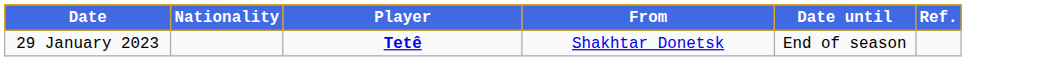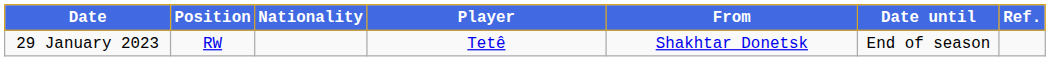+ column: (213, 18)
(403, 43) bold -> (486, 43) normal
